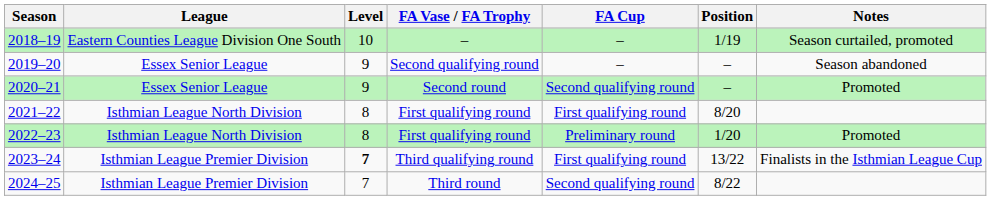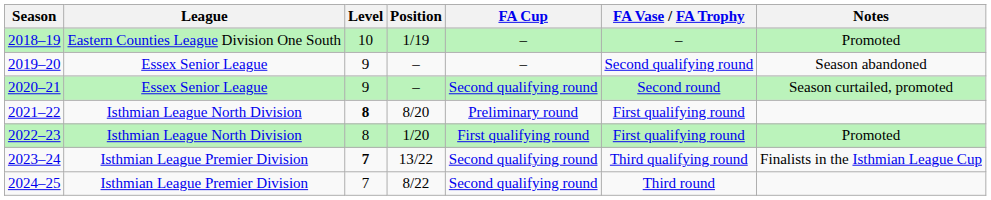columns swapped: (727, 16) <-> (464, 16)
(871, 40) Season curtailed, promoted -> (871, 40) Promoted
(871, 87) Promoted -> (871, 87) Season curtailed, promoted
(366, 111) normal -> (366, 111) bold
(620, 111) First qualifying round -> (523, 111) Preliminary round
(620, 135) Preliminary round -> (523, 135) First qualifying round
(620, 159) First qualifying round -> (523, 159) Second qualifying round
